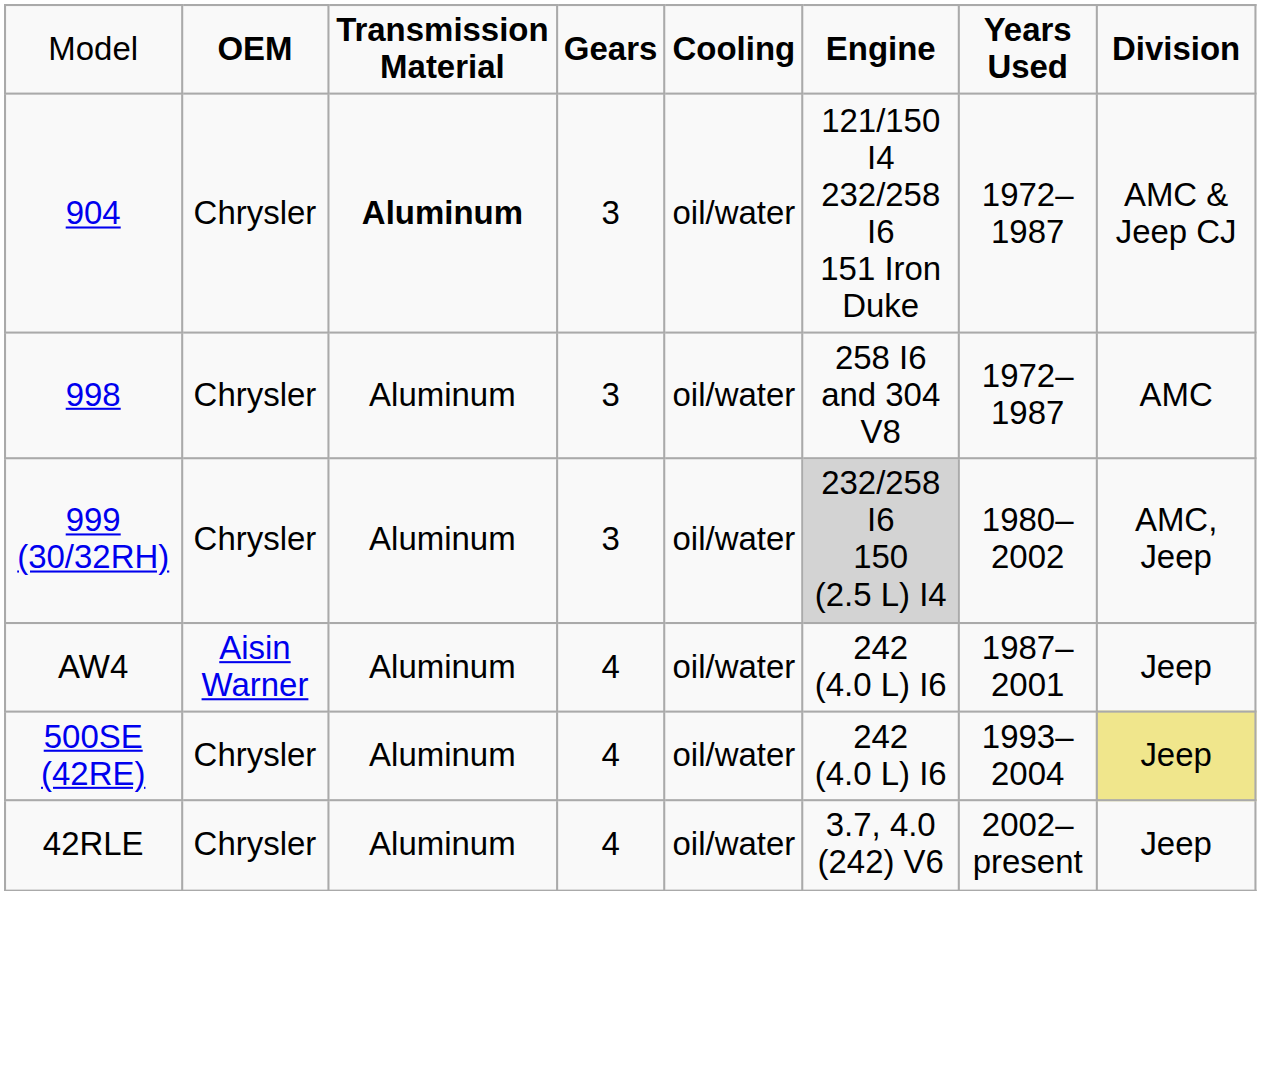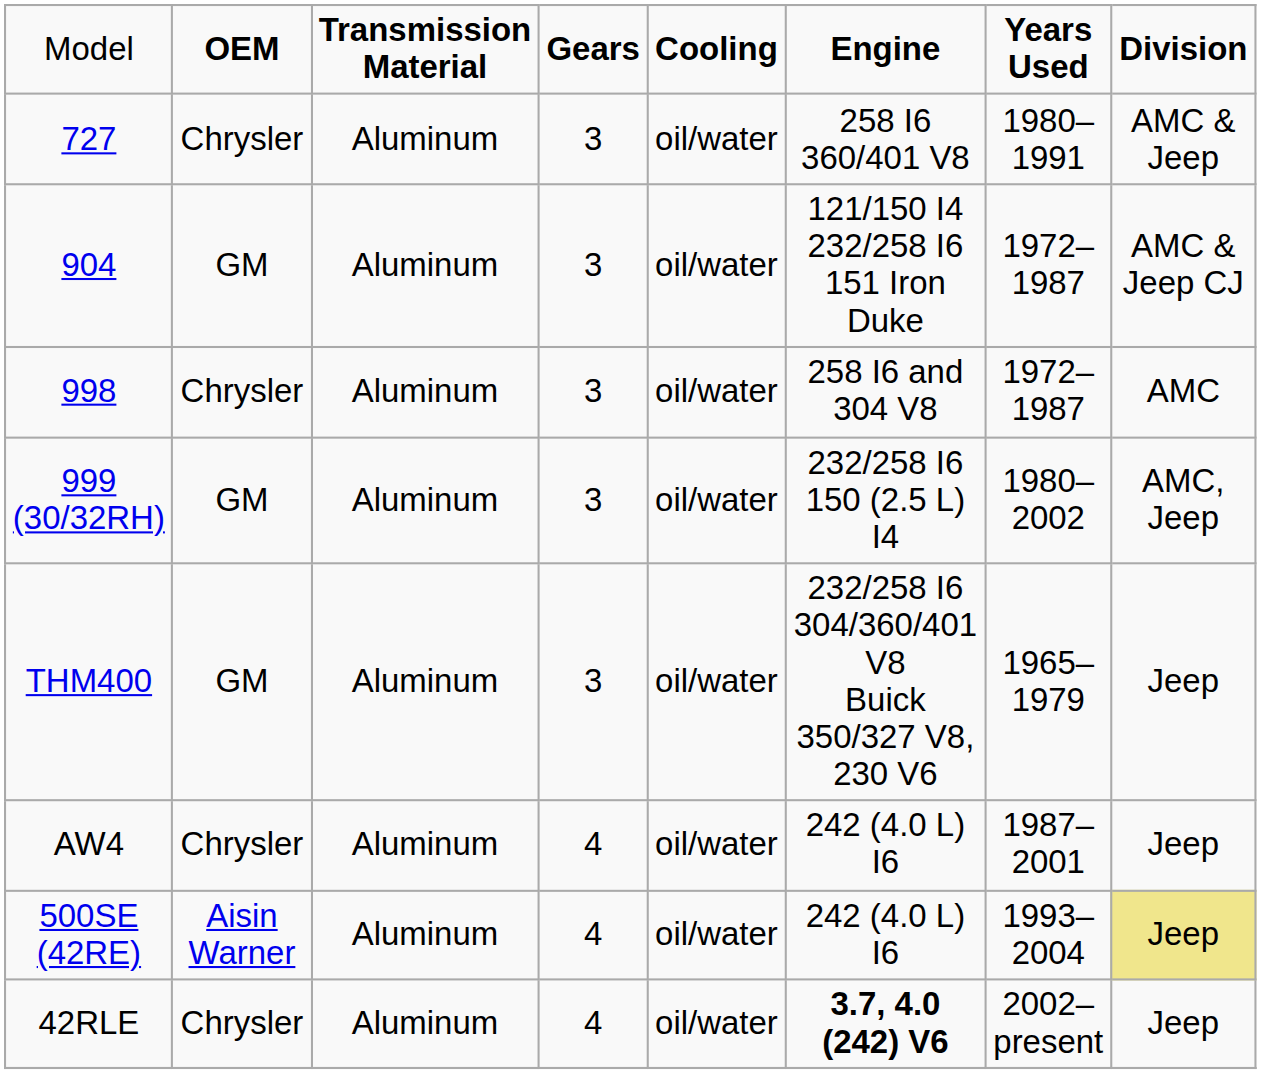+ row: (89, 138)
(255, 212) Chrysler -> (242, 264) GM
(442, 212) bold -> (425, 264) normal
(255, 539) Chrysler -> (242, 499) GM
(881, 539) lightgrey background -> (885, 499) no background
+ row: (89, 681)
(255, 666) Aisin Warner -> (242, 844) Chrysler
(255, 755) Chrysler -> (242, 934) Aisin Warner
(881, 844) normal -> (885, 1023) bold
